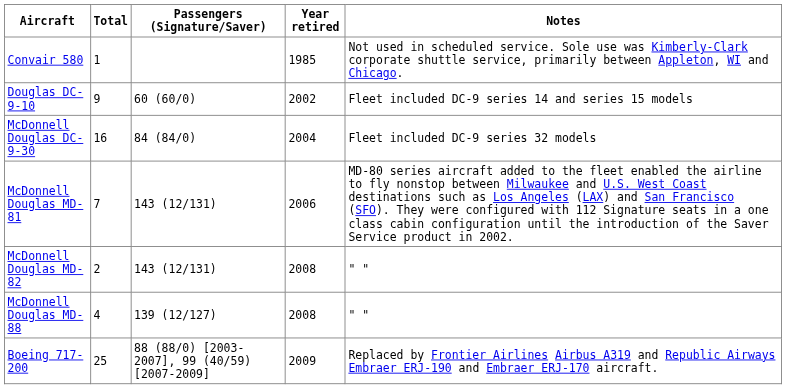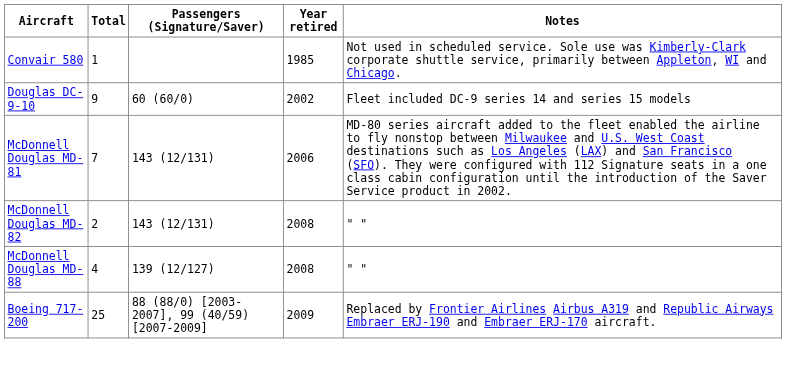- row: (45, 138)
